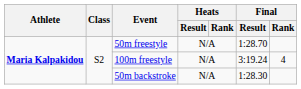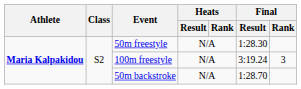(253, 44) 1:28.70 -> (253, 44) 1:28.30
(283, 60) 4 -> (283, 60) 3
(253, 76) 1:28.30 -> (253, 76) 1:28.70
